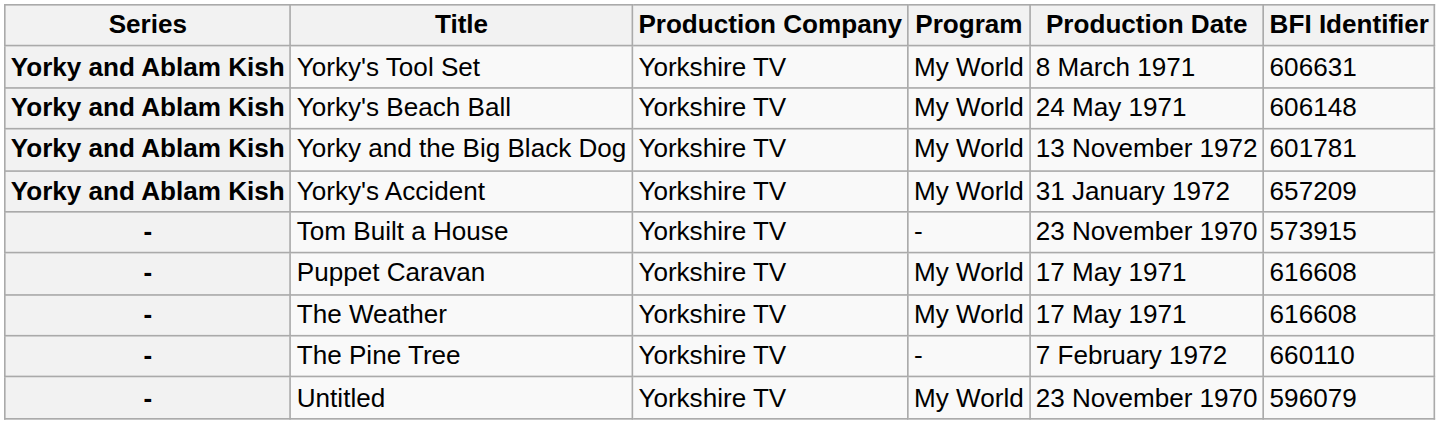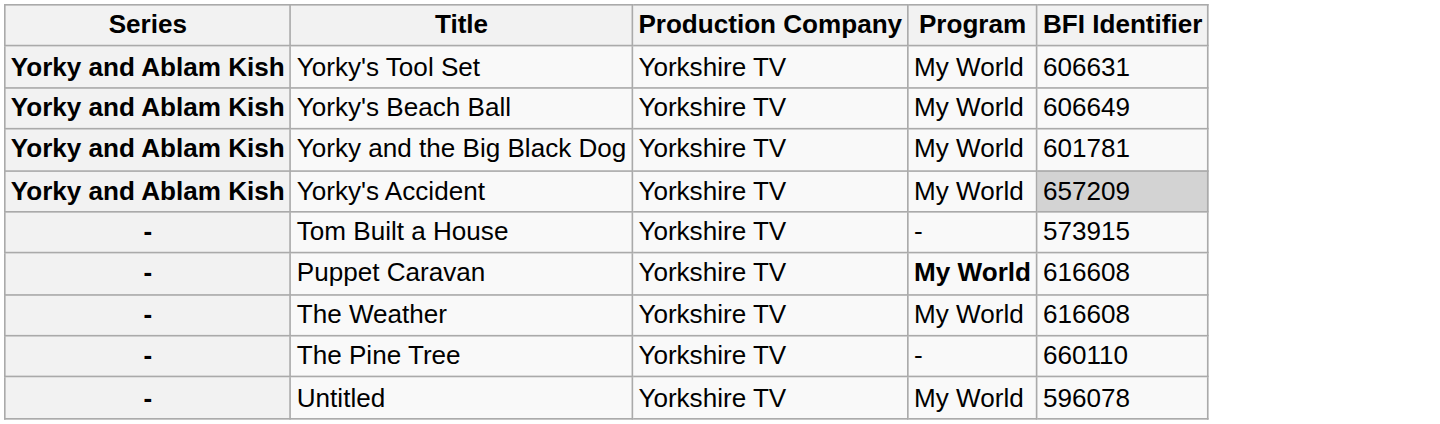- column: (1147, 25)
(1313, 107) 606148 -> (1087, 107) 606649
(1313, 190) no background -> (1087, 190) lightgrey background
(969, 273) normal -> (973, 273) bold
(1313, 397) 596079 -> (1087, 397) 596078
